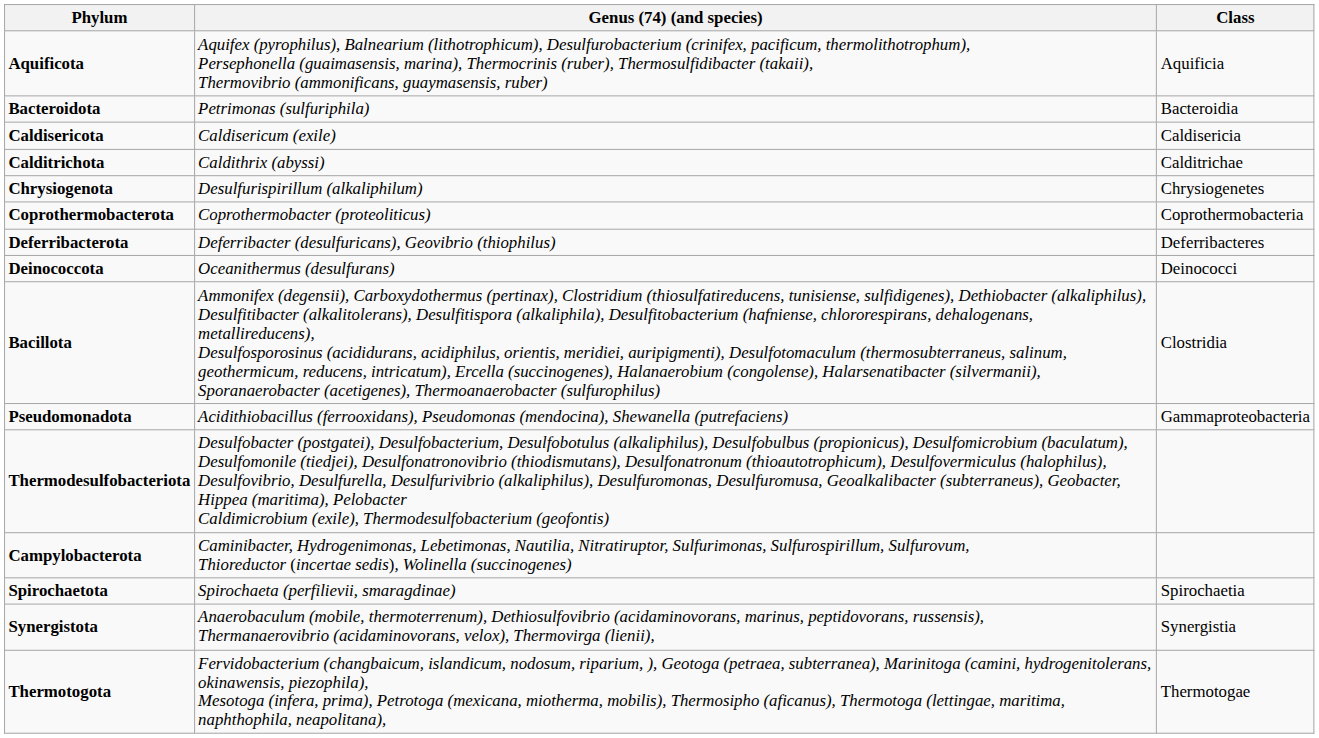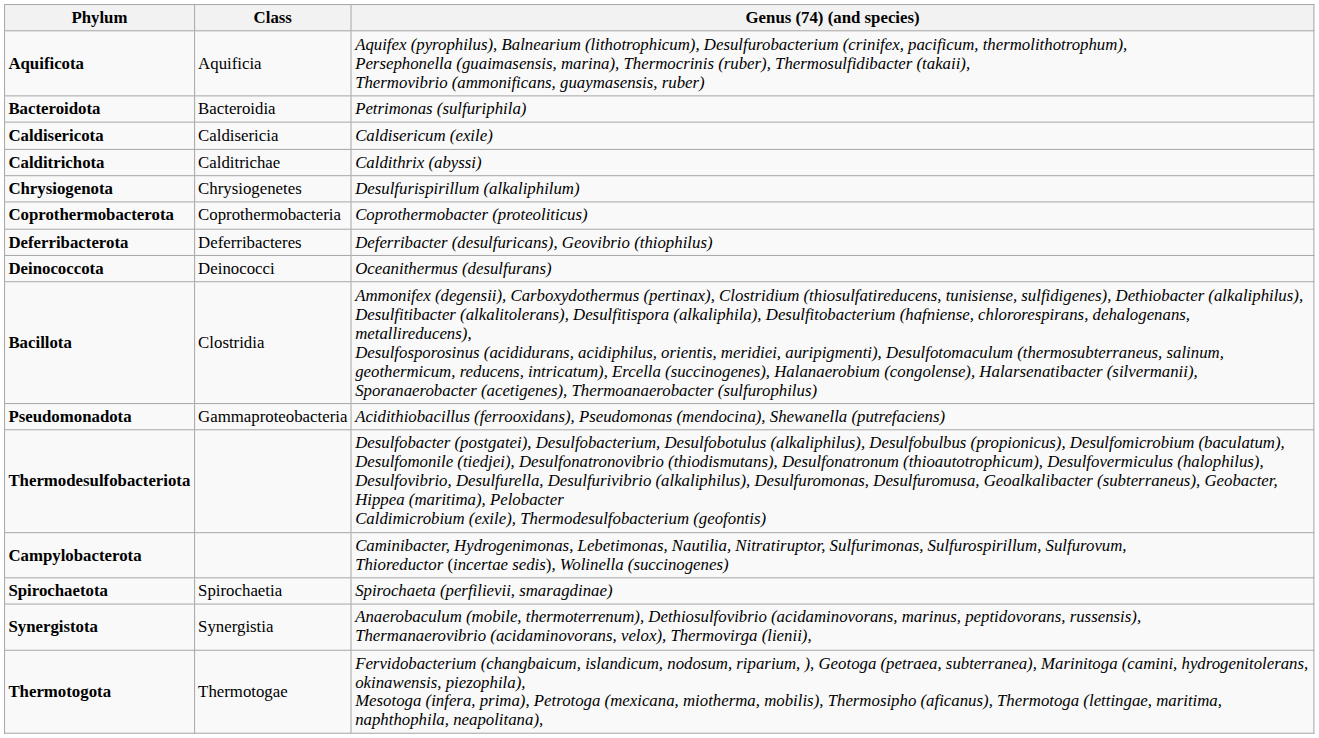columns swapped: (1235, 17) <-> (676, 17)
